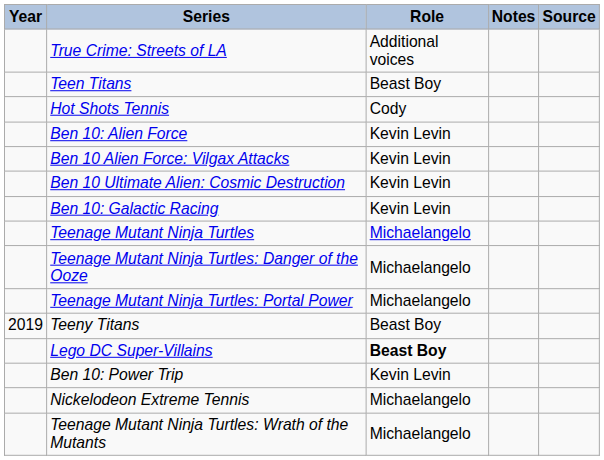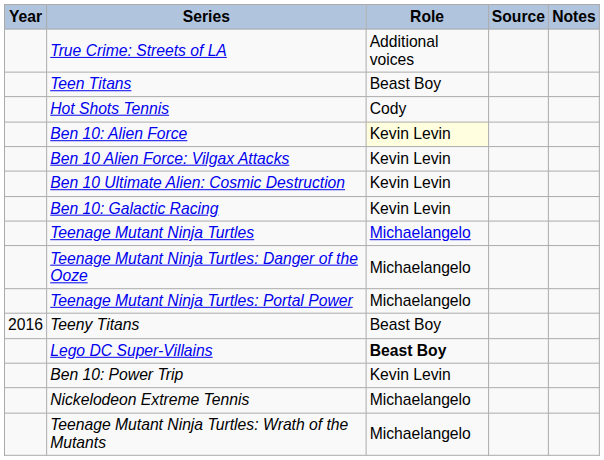columns swapped: (514, 16) <-> (569, 16)
(410, 134) no background -> (410, 134) lightyellow background
(26, 325) 2019 -> (26, 325) 2016
